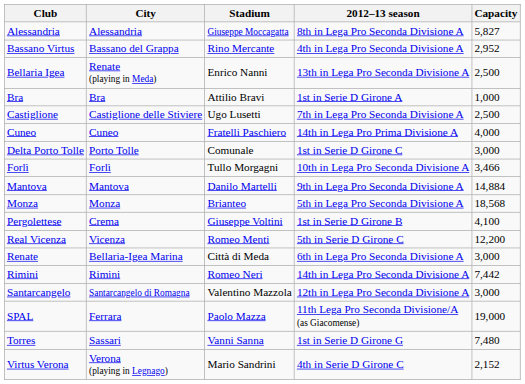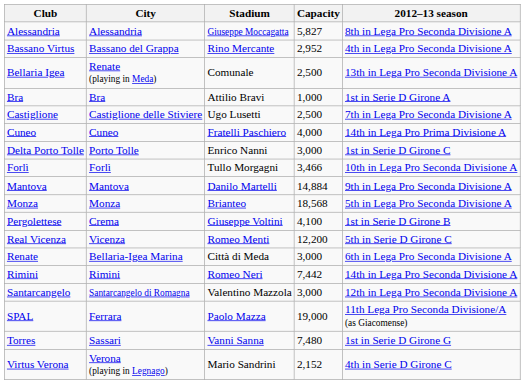columns swapped: (496, 13) <-> (383, 13)
(237, 72) Enrico Nanni -> (230, 72) Comunale
(230, 150) Comunale -> (237, 150) Enrico Nanni
